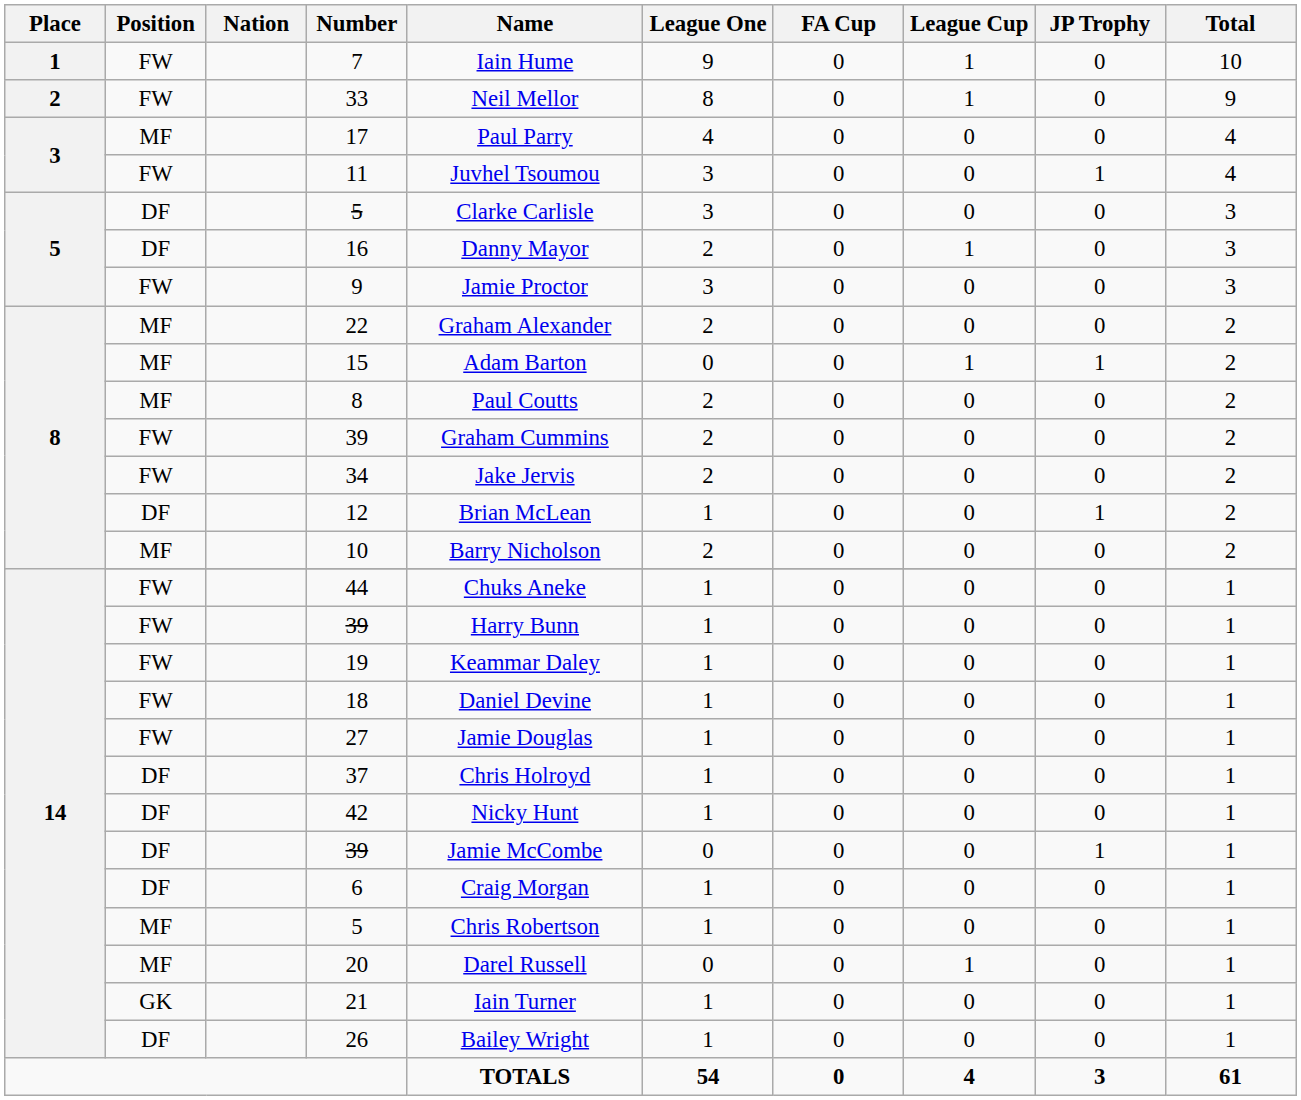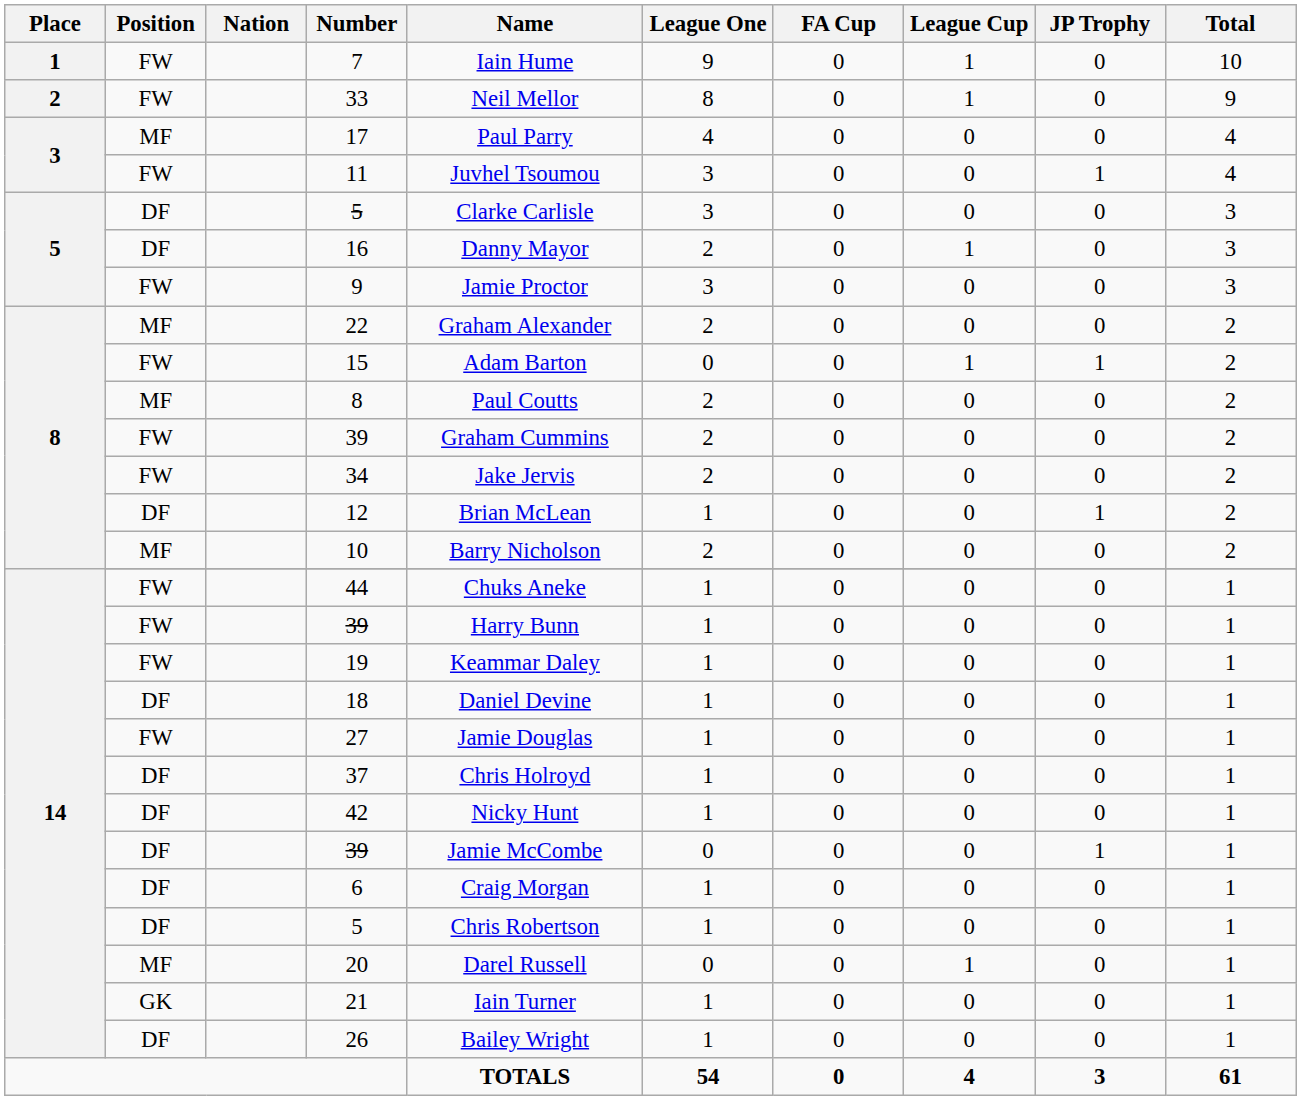(156, 361) MF -> (156, 361) FW
(156, 700) FW -> (156, 700) DF
(156, 925) MF -> (156, 925) DF
